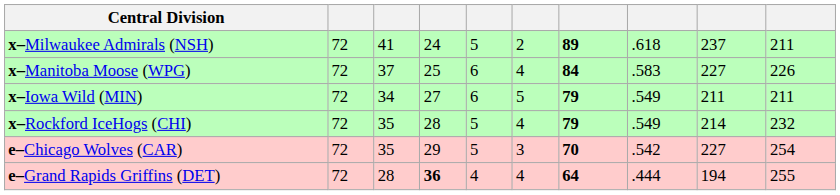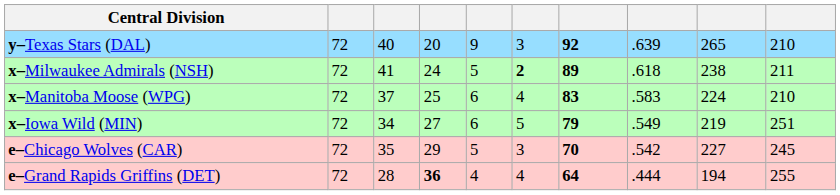+ row: (79, 44)
(520, 44) normal -> (520, 70) bold
(713, 44) 237 -> (713, 70) 238
(571, 70) 84 -> (571, 96) 83
(713, 70) 227 -> (713, 96) 224
(782, 70) 226 -> (782, 96) 210
(713, 96) 211 -> (713, 123) 219
(782, 96) 211 -> (782, 123) 251
- row: (100, 123)
(782, 149) 254 -> (782, 149) 245
